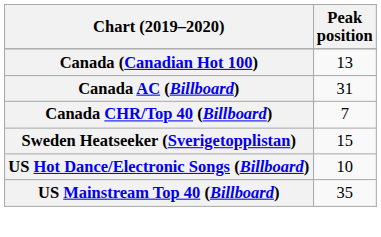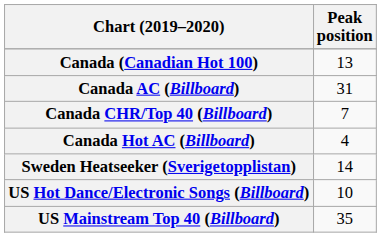+ row: (159, 140)
(345, 140) 15 -> (345, 166) 14
